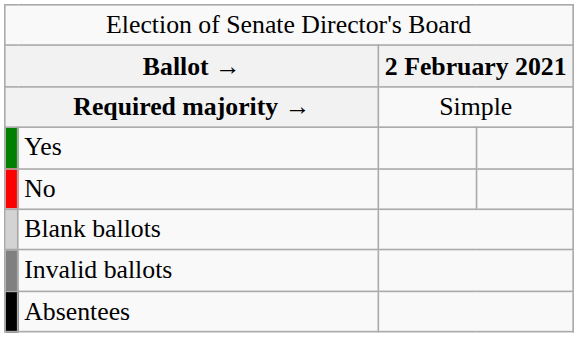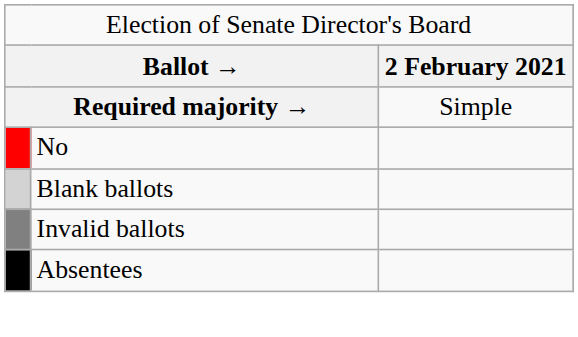- row: (43, 147)
